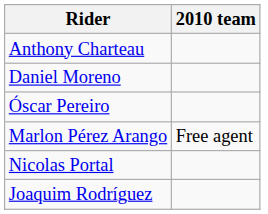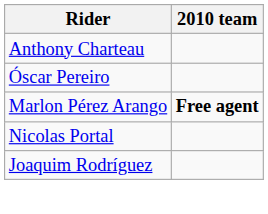- row: (65, 77)
(214, 135) normal -> (217, 106) bold
